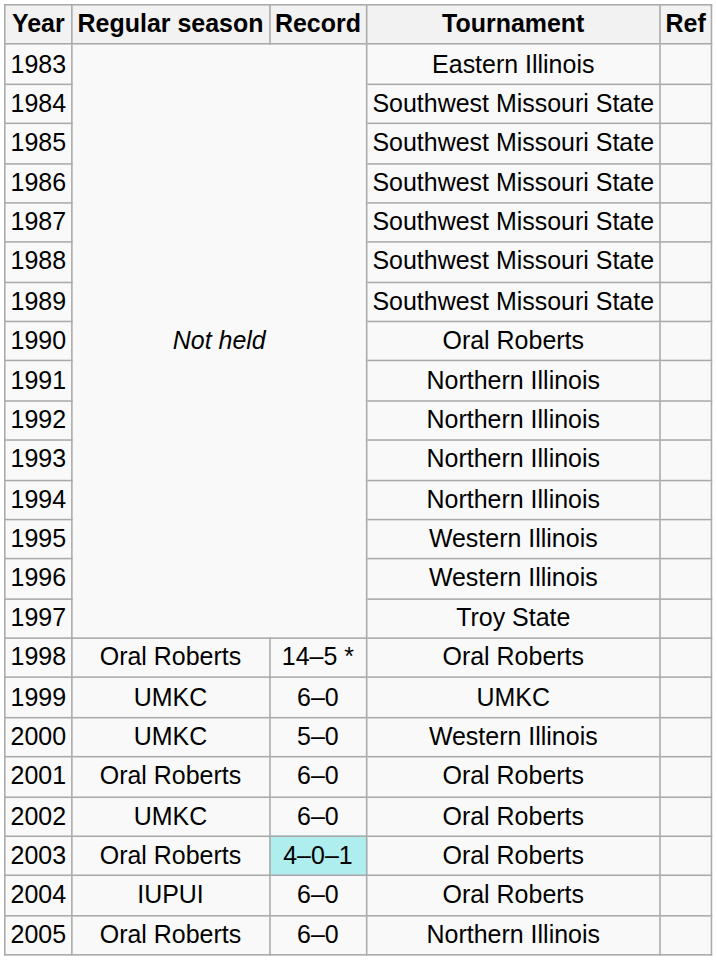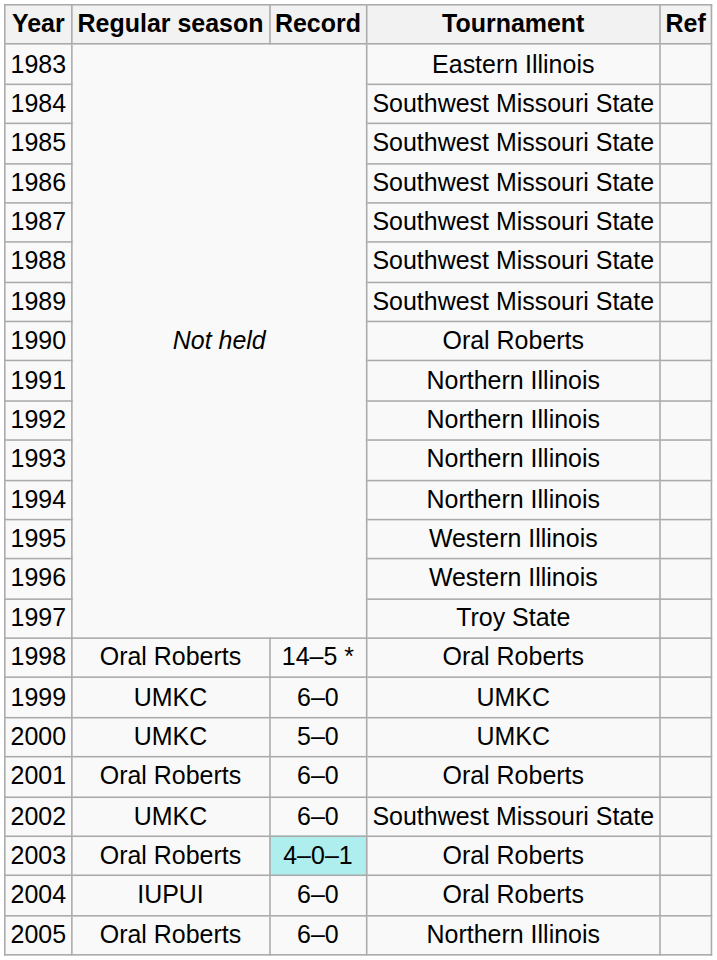(513, 736) Western Illinois -> (513, 736) UMKC
(513, 815) Oral Roberts -> (513, 815) Southwest Missouri State
